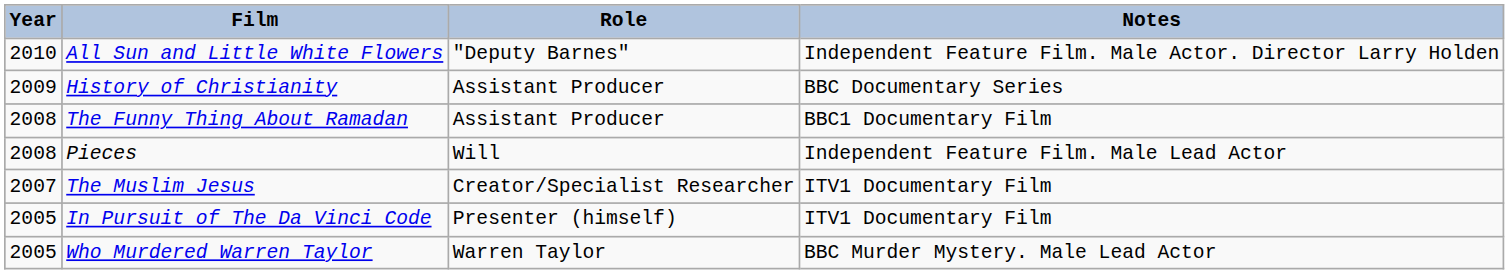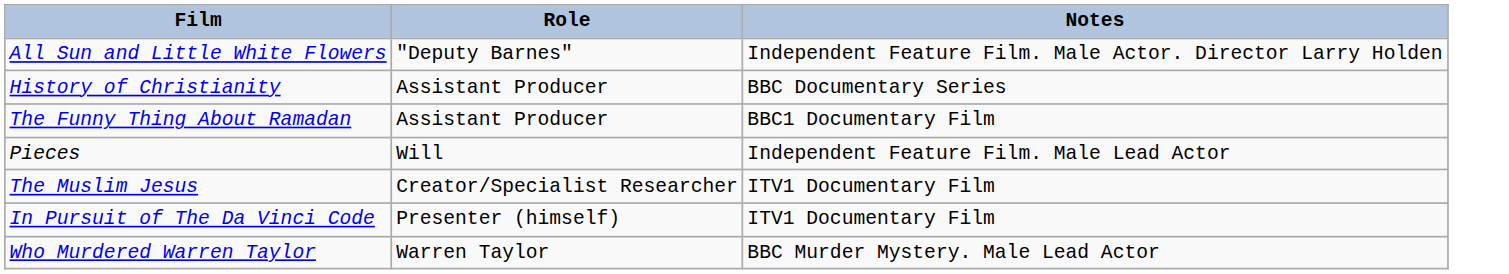- column: (33, 21)
